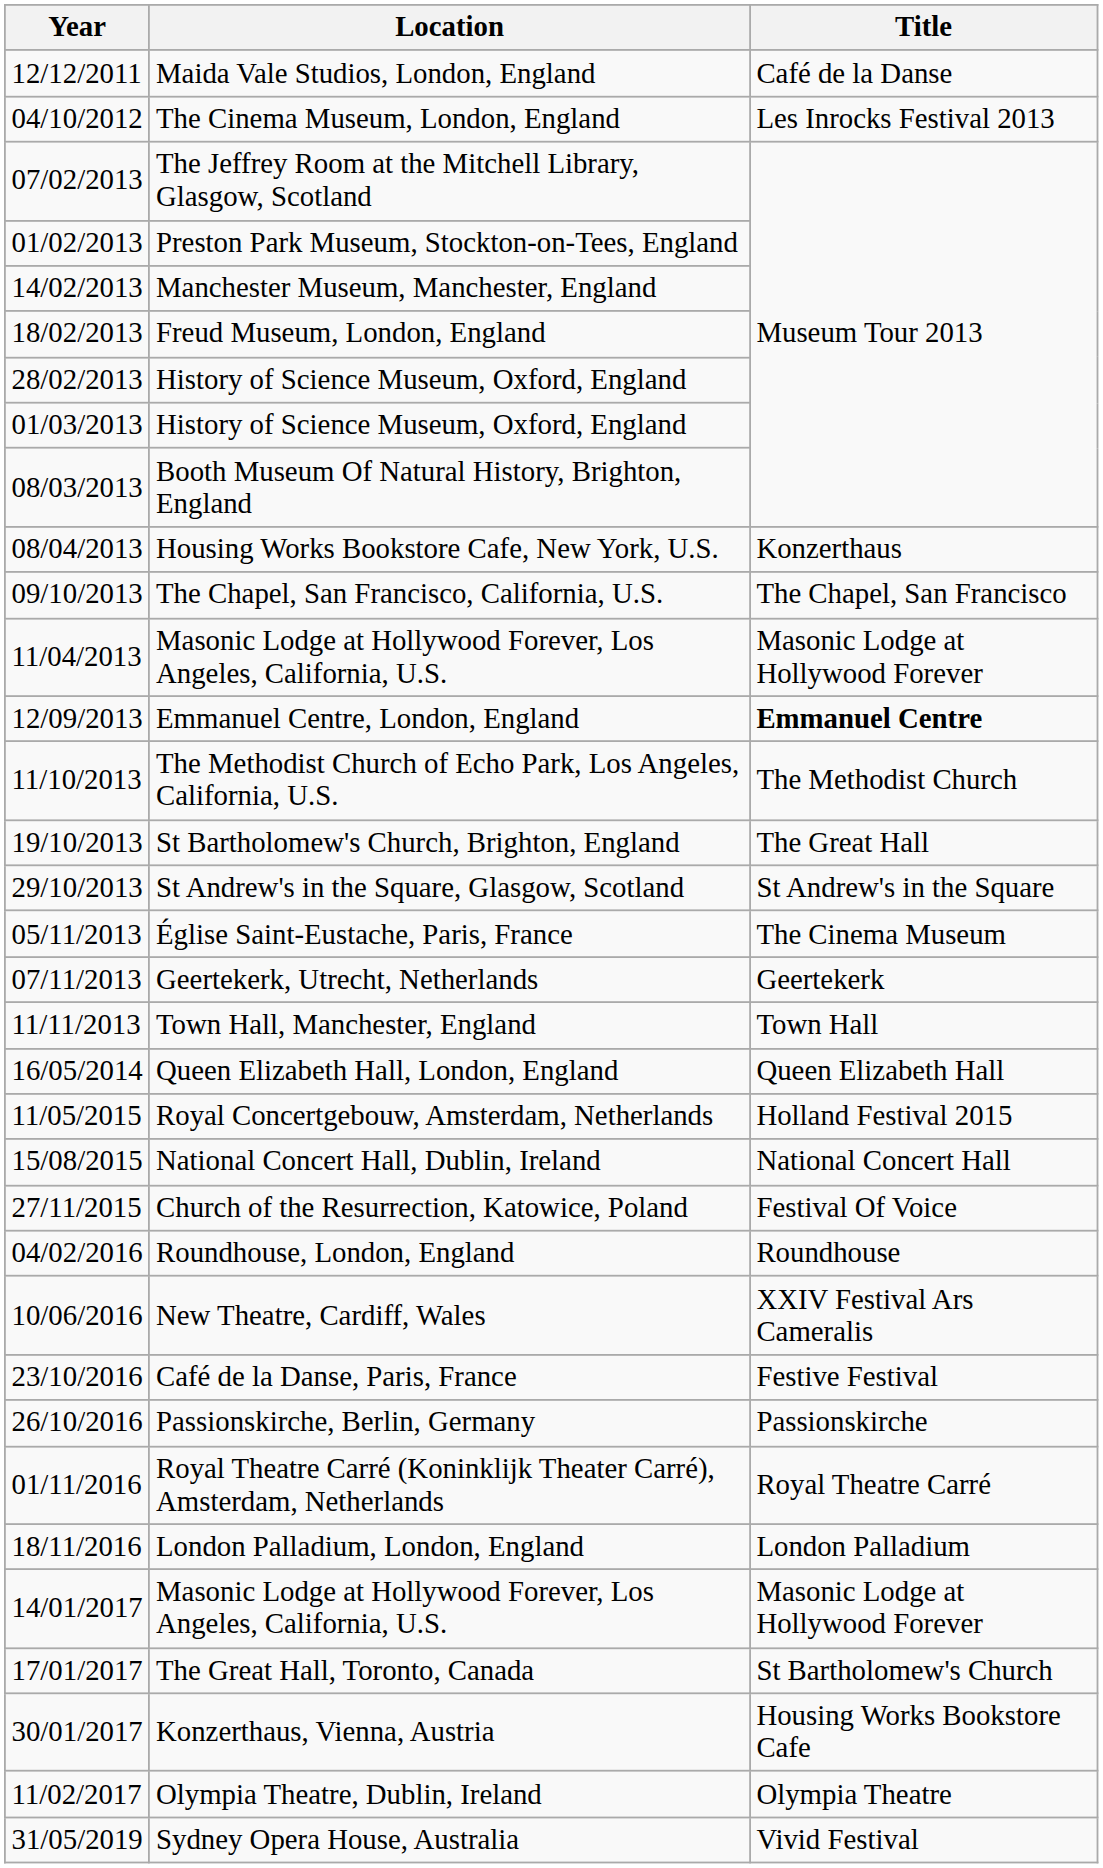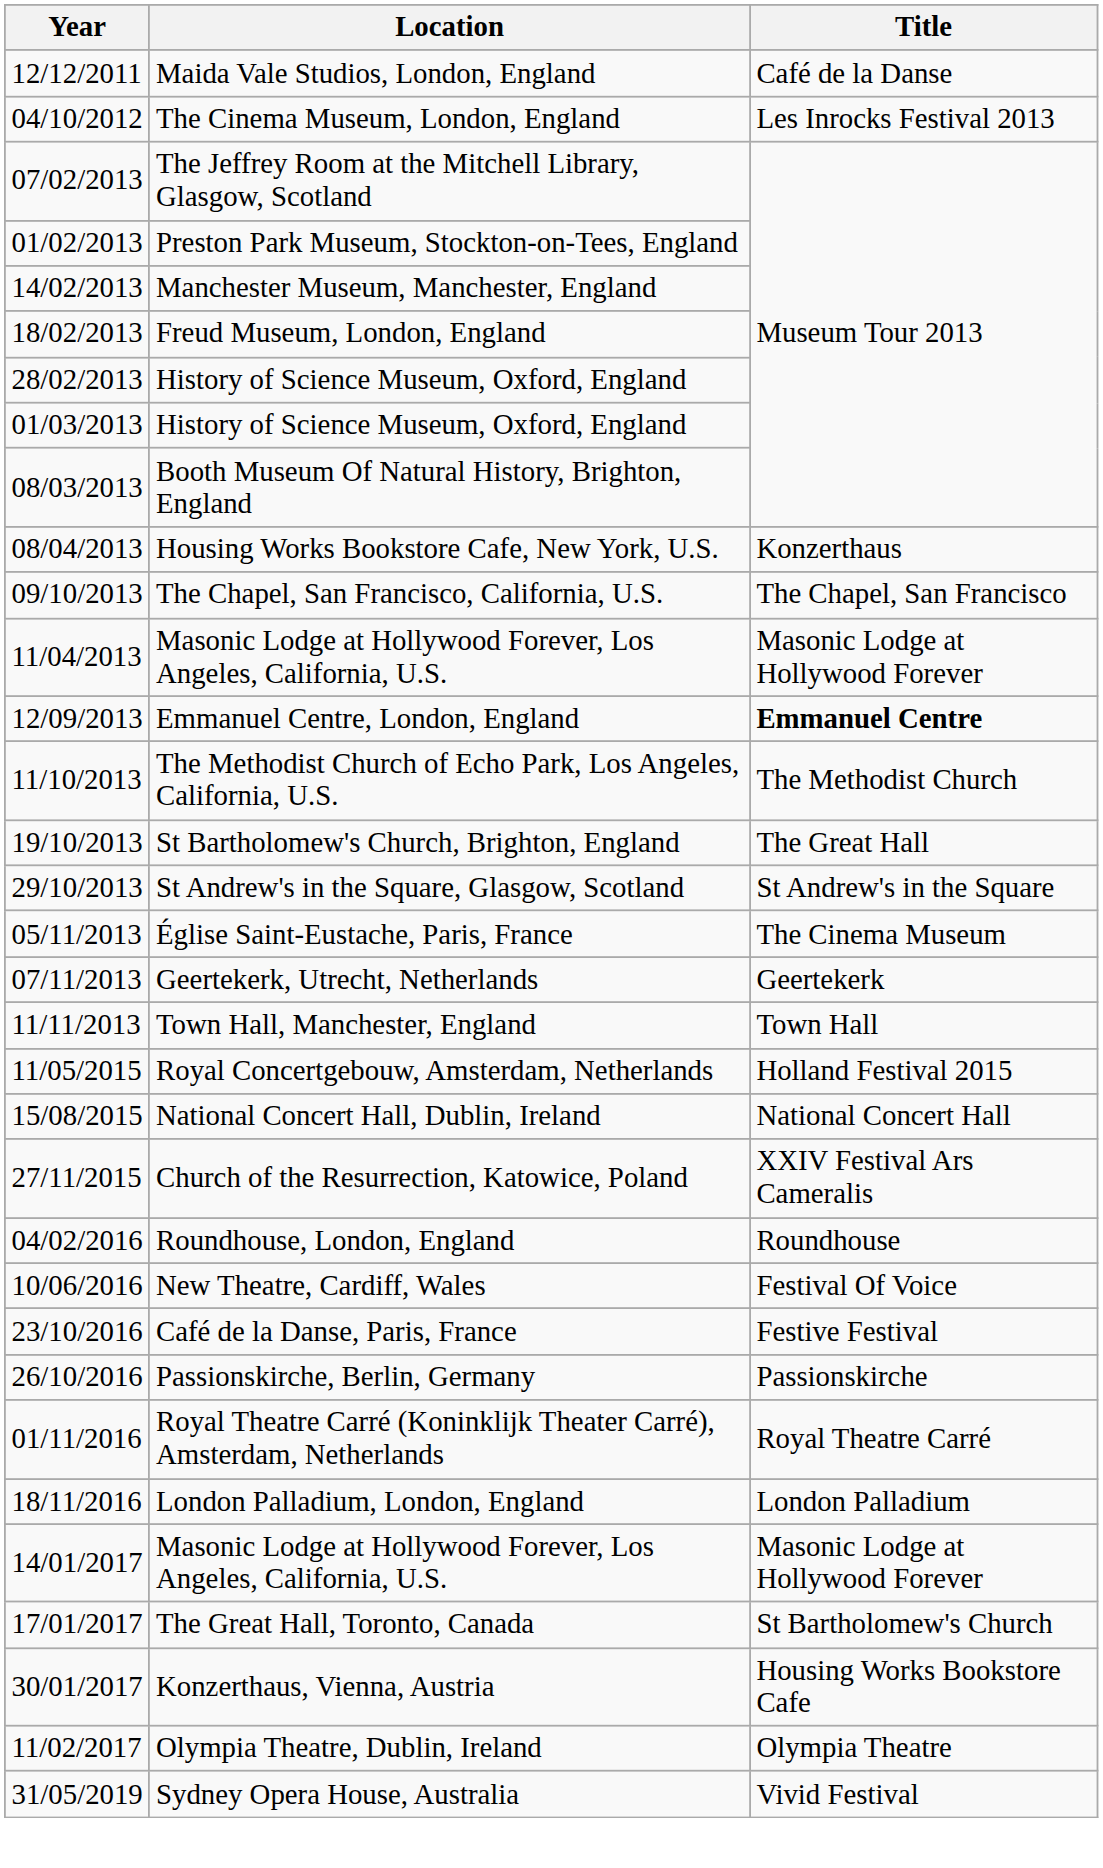- row: (77, 1070)
(857, 1207) Festival Of Voice -> (865, 1177) XXIV Festival Ars Cameralis
(865, 1315) XXIV Festival Ars Cameralis -> (857, 1285) Festival Of Voice
